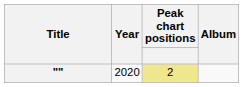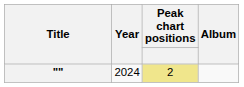(127, 73) 2020 -> (127, 73) 2024
